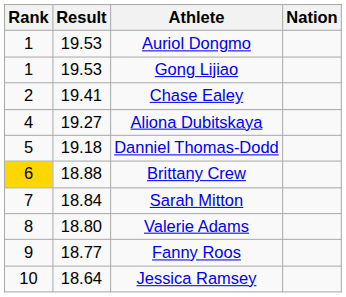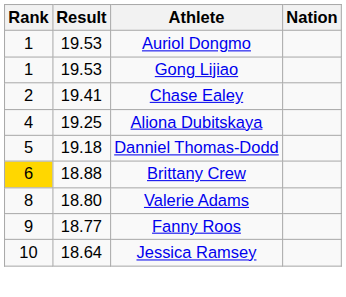(81, 122) 19.27 -> (81, 122) 19.25
- row: (196, 200)
